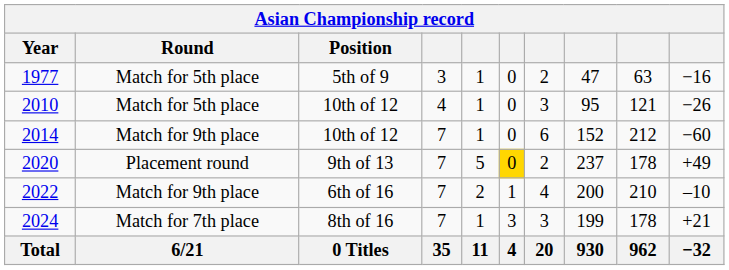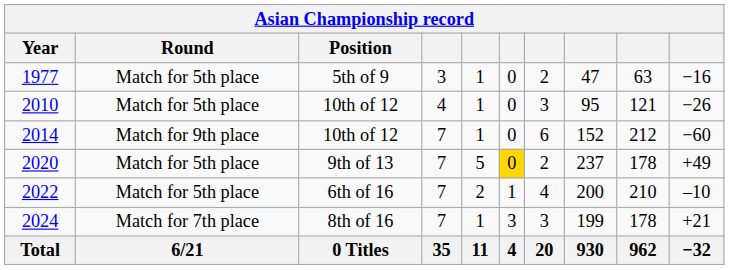(187, 163) Placement round -> (187, 163) Match for 5th place
(187, 192) Match for 9th place -> (187, 192) Match for 5th place
